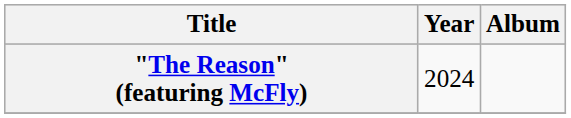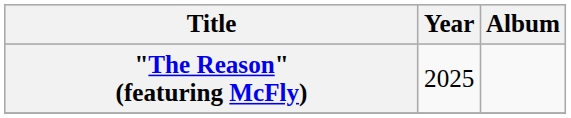(449, 78) 2024 -> (449, 78) 2025
